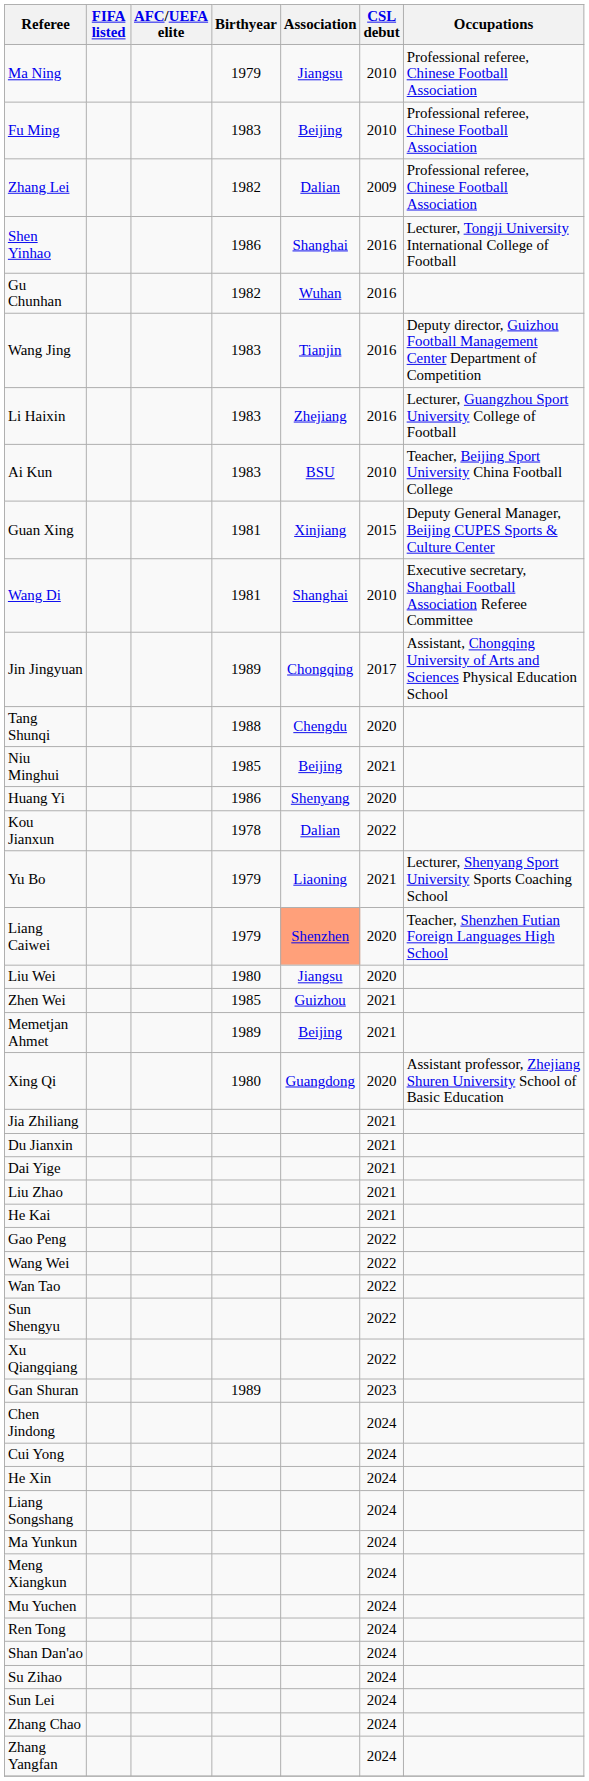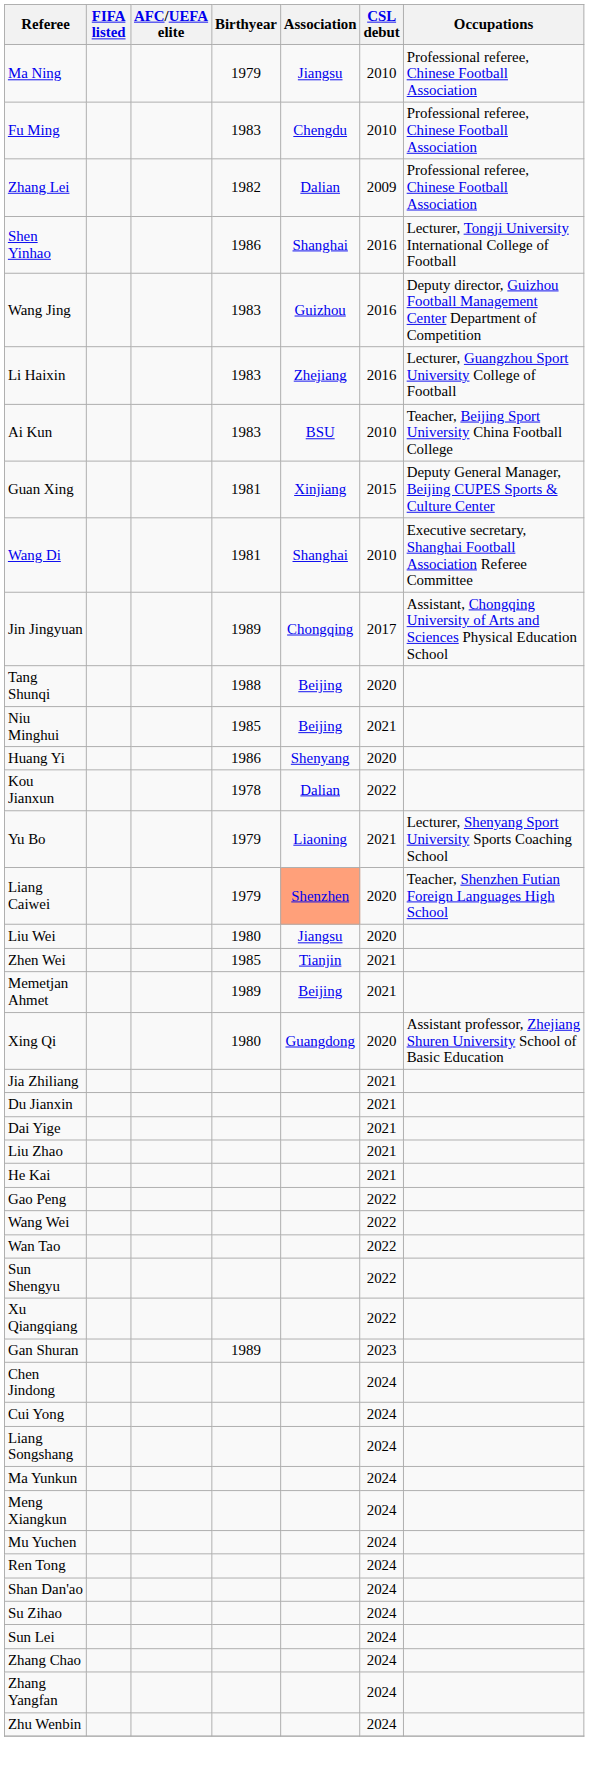(320, 130) Beijing -> (320, 130) Chengdu
- row: (35, 293)
(320, 350) Tianjin -> (320, 310) Guizhou
(320, 726) Chengdu -> (320, 686) Beijing
(320, 1000) Guizhou -> (320, 960) Tianjin
- row: (30, 1478)
+ row: (45, 1724)
